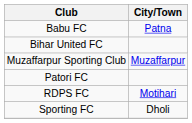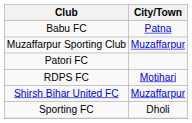- row: (66, 45)
+ row: (66, 93)
